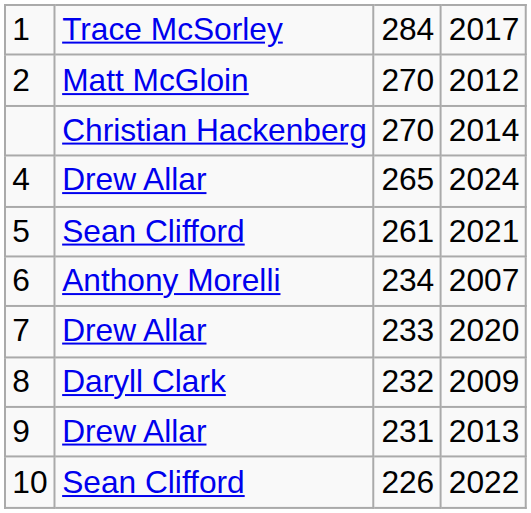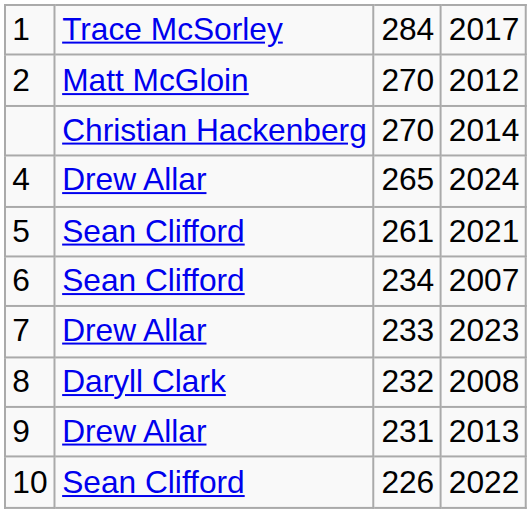(171, 280) Anthony Morelli -> (153, 280) Sean Clifford
(484, 331) 2020 -> (484, 331) 2023
(484, 381) 2009 -> (484, 381) 2008
